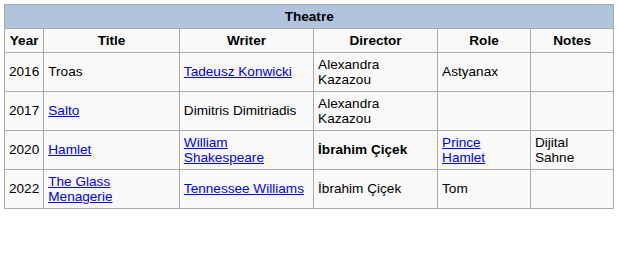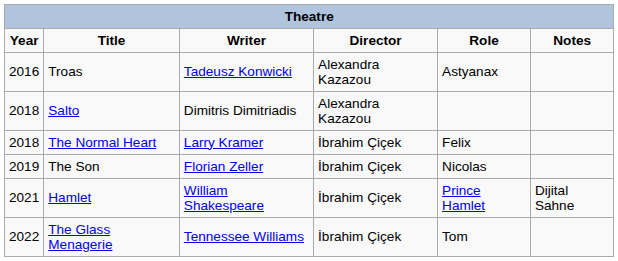(24, 111) 2017 -> (24, 111) 2018
+ row: (102, 142)
+ row: (74, 166)
(24, 150) 2020 -> (24, 198) 2021
(363, 150) bold -> (360, 198) normal
